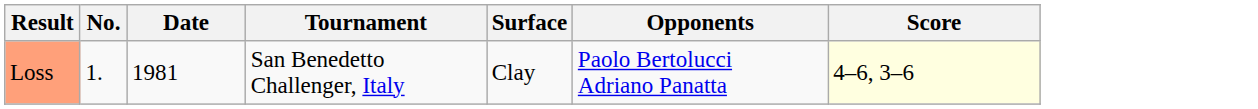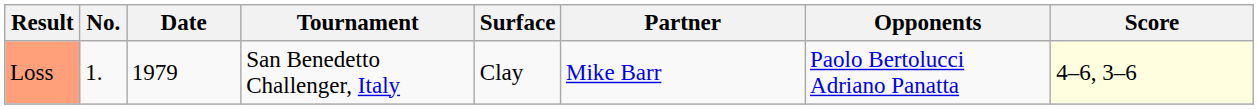+ column: (683, 22)
(155, 72) 1981 -> (155, 72) 1979
